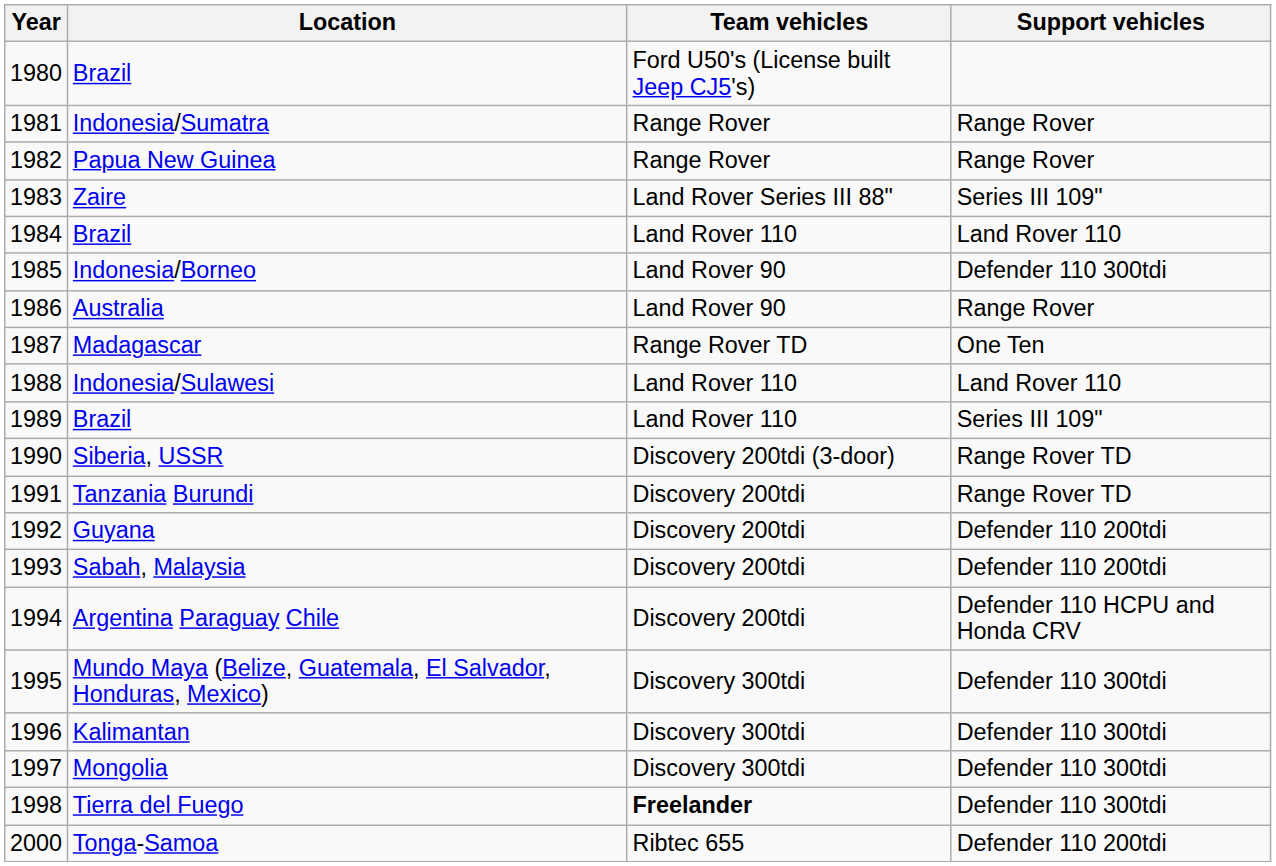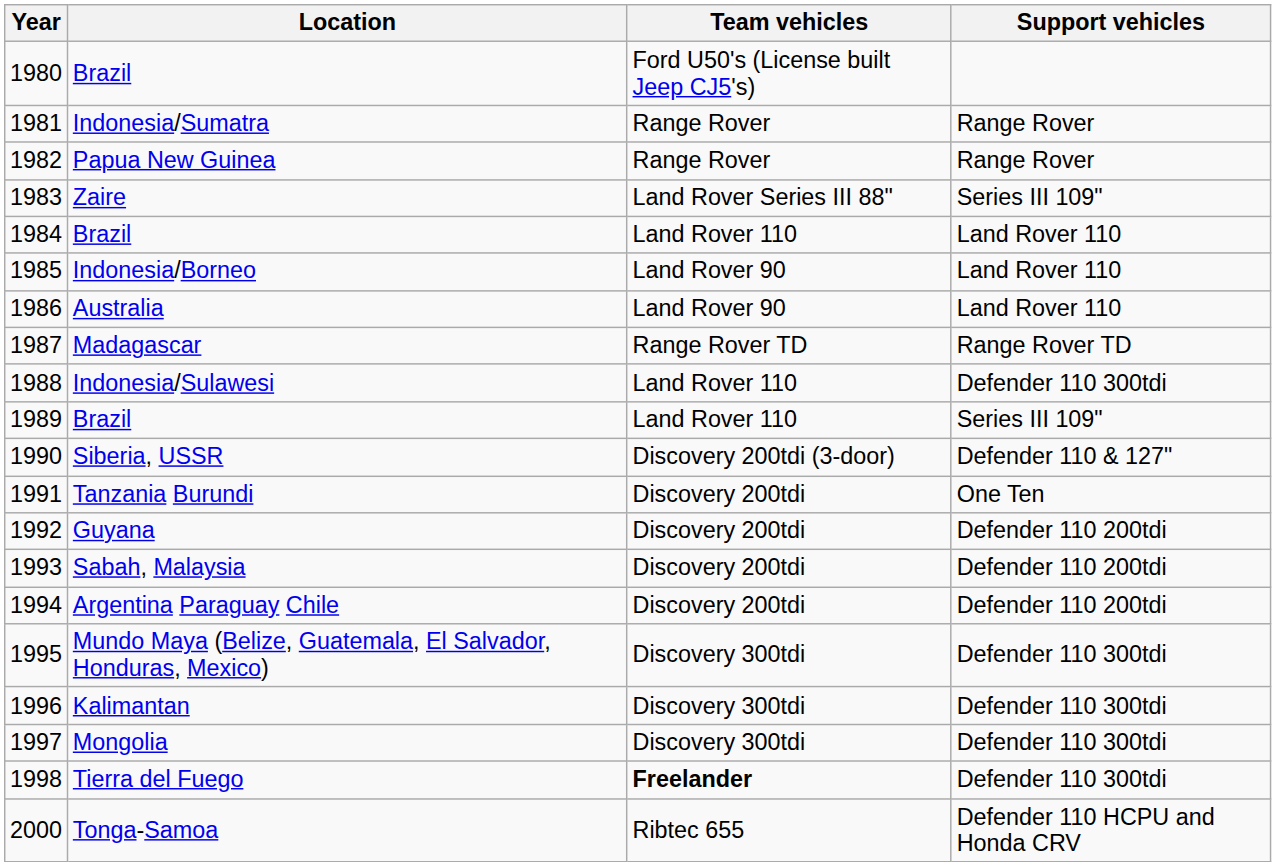(1062, 271) Defender 110 300tdi -> (1039, 271) Land Rover 110
(1026, 308) Range Rover -> (1039, 308) Land Rover 110
(1001, 345) One Ten -> (1044, 345) Range Rover TD
(1039, 382) Land Rover 110 -> (1062, 382) Defender 110 300tdi
(1044, 456) Range Rover TD -> (1065, 456) Defender 110 & 127"
(1044, 493) Range Rover TD -> (1001, 493) One Ten
(1086, 618) Defender 110 HCPU and Honda CRV -> (1062, 605) Defender 110 200tdi
(1062, 842) Defender 110 200tdi -> (1086, 829) Defender 110 HCPU and Honda CRV
